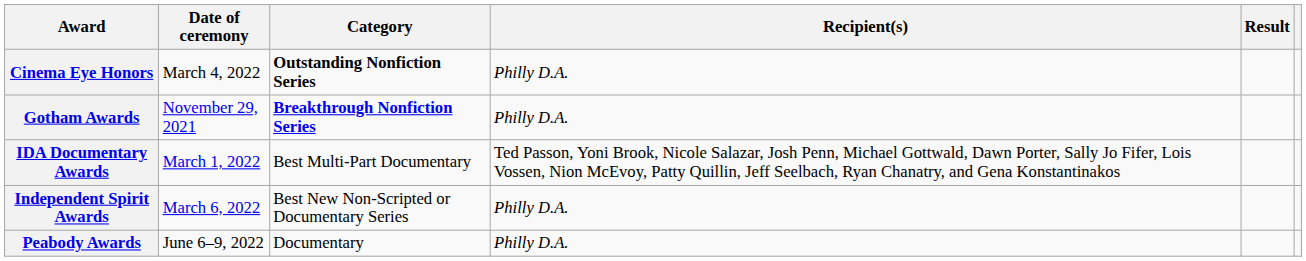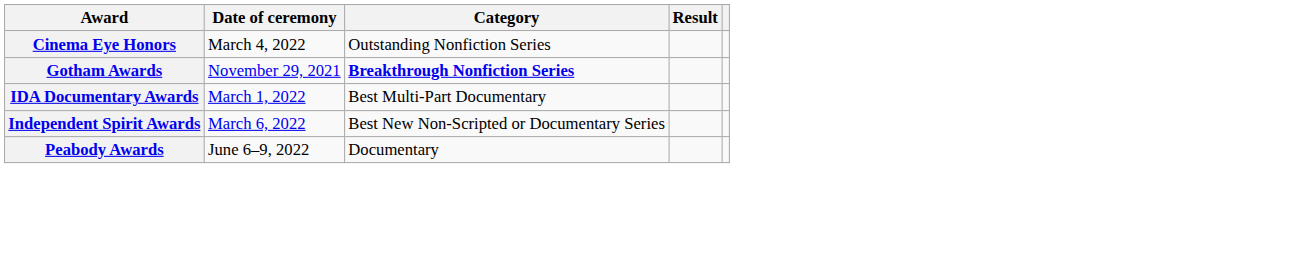- column: (865, 27)
(357, 72) bold -> (450, 44) normal
